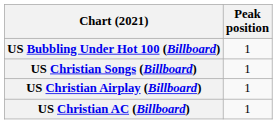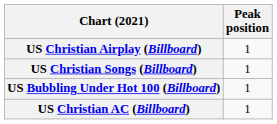rows swapped: (114, 48) <-> (114, 88)
